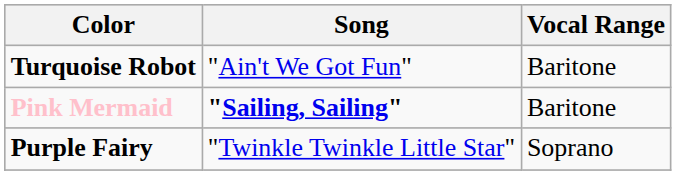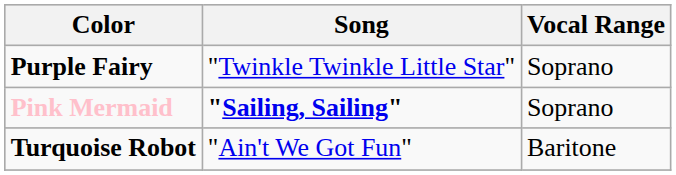rows swapped: (82, 148) <-> (103, 66)
(572, 107) Baritone -> (570, 107) Soprano
